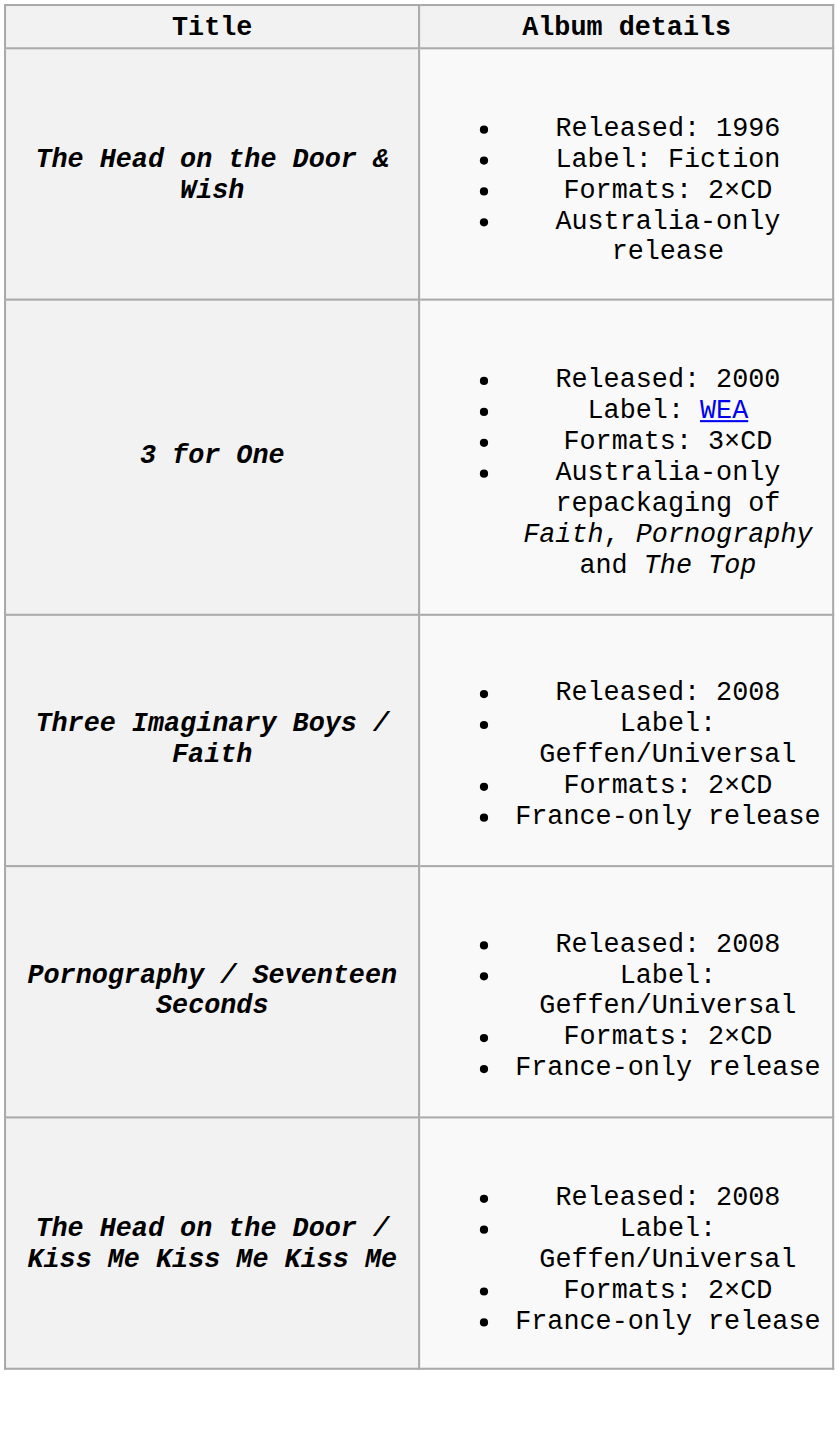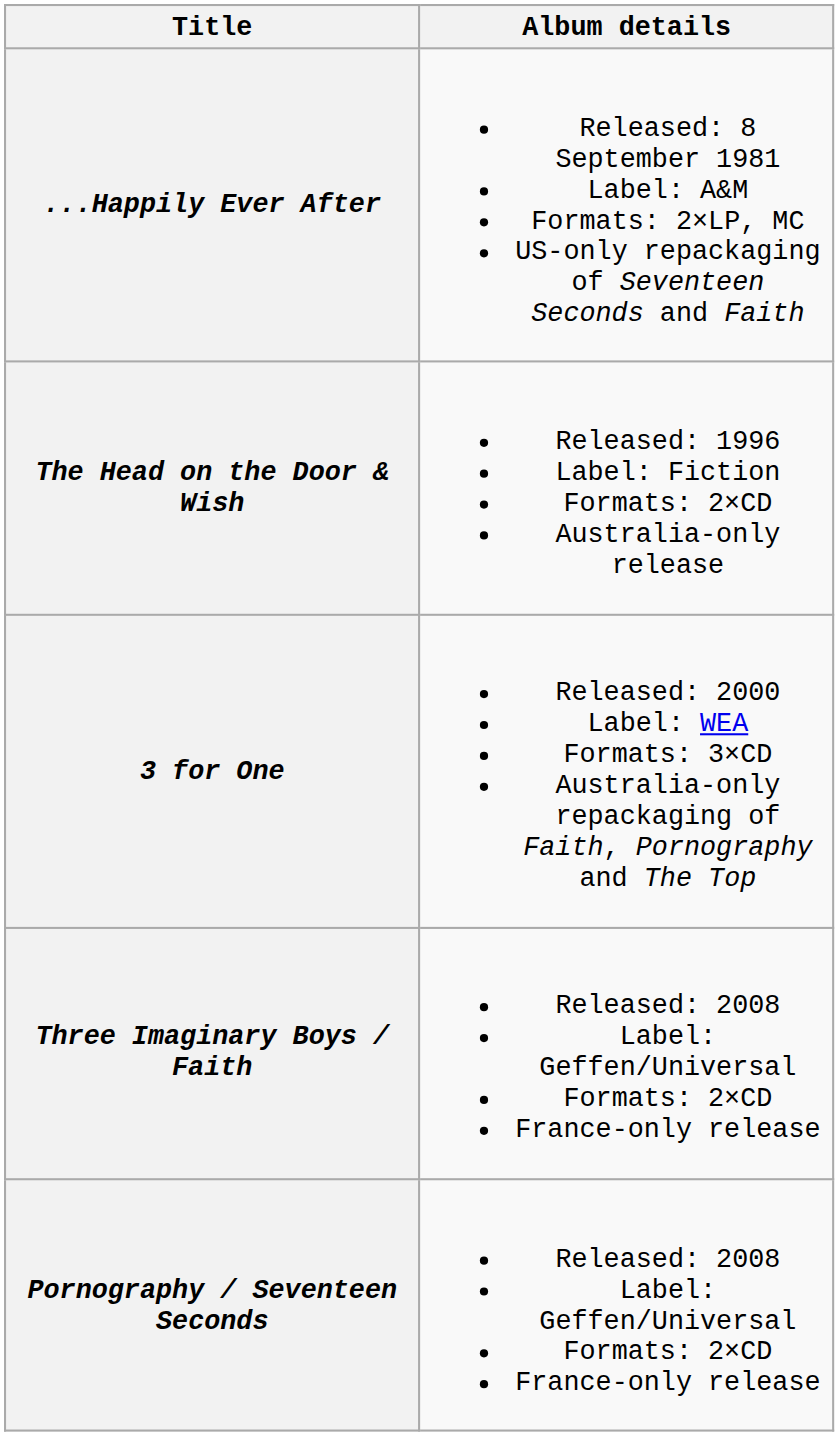+ row: (212, 205)
- row: (212, 1243)
